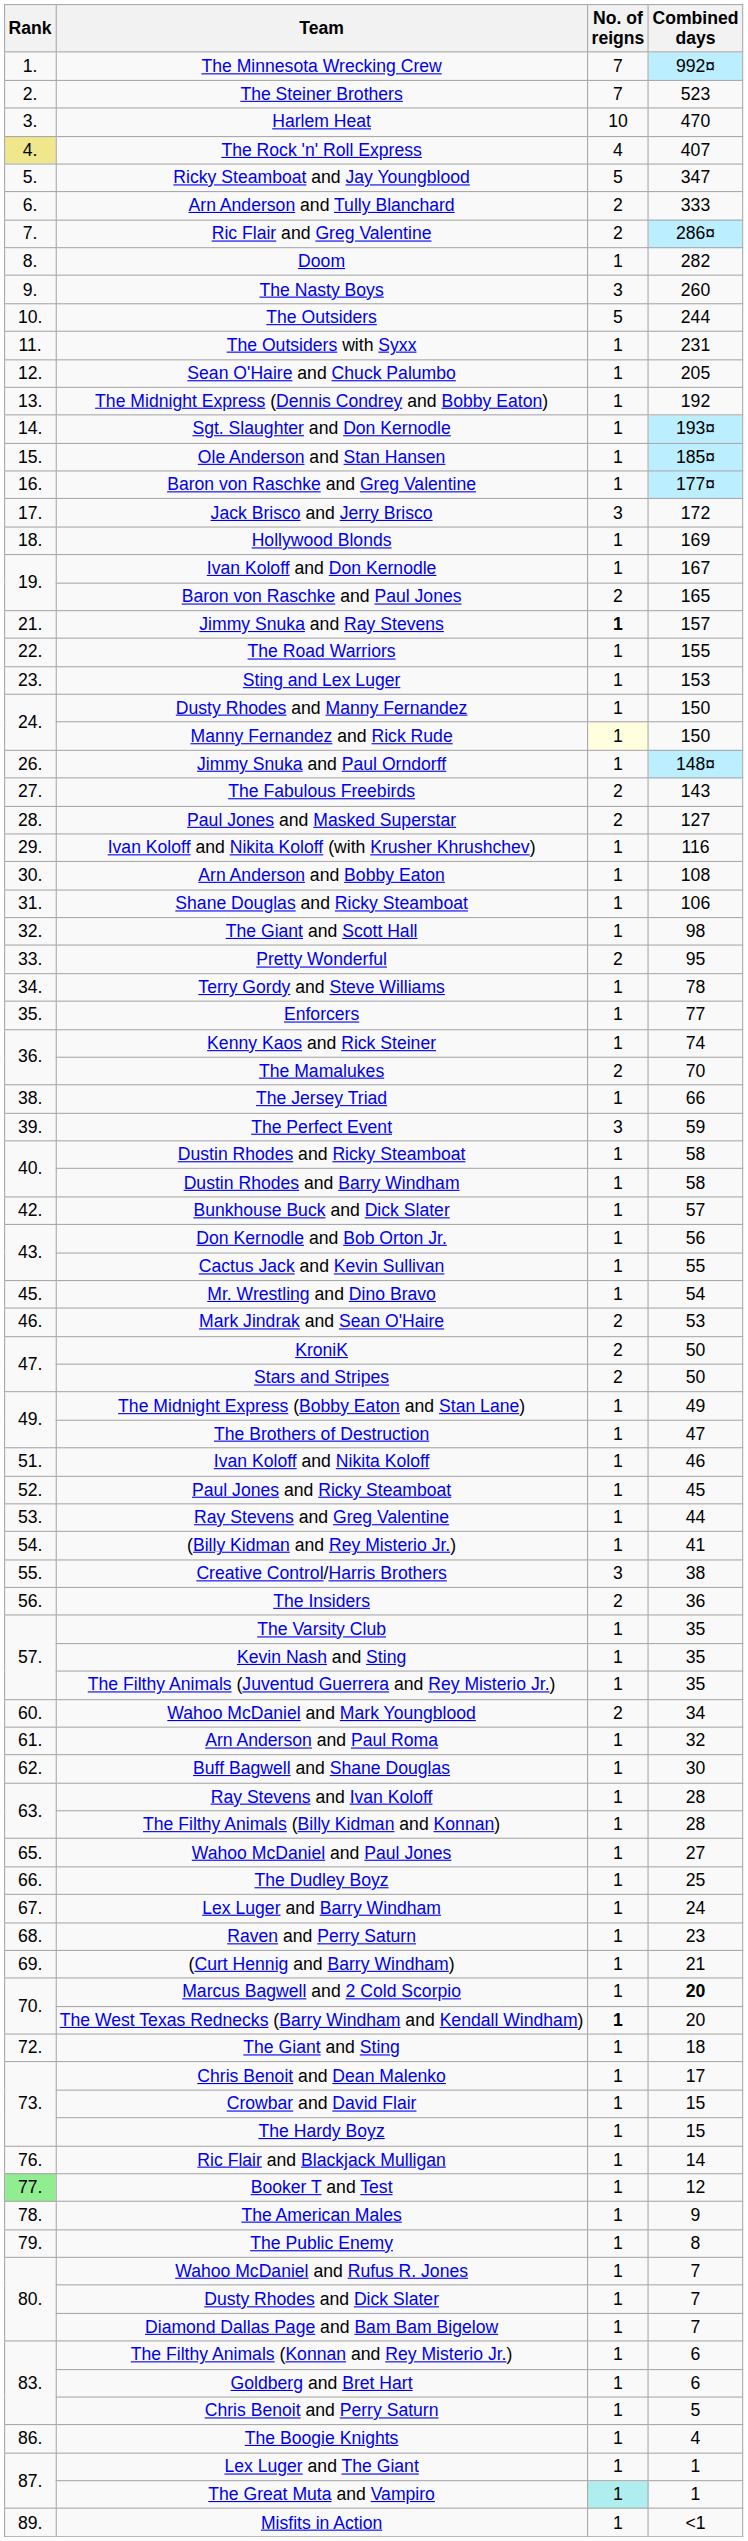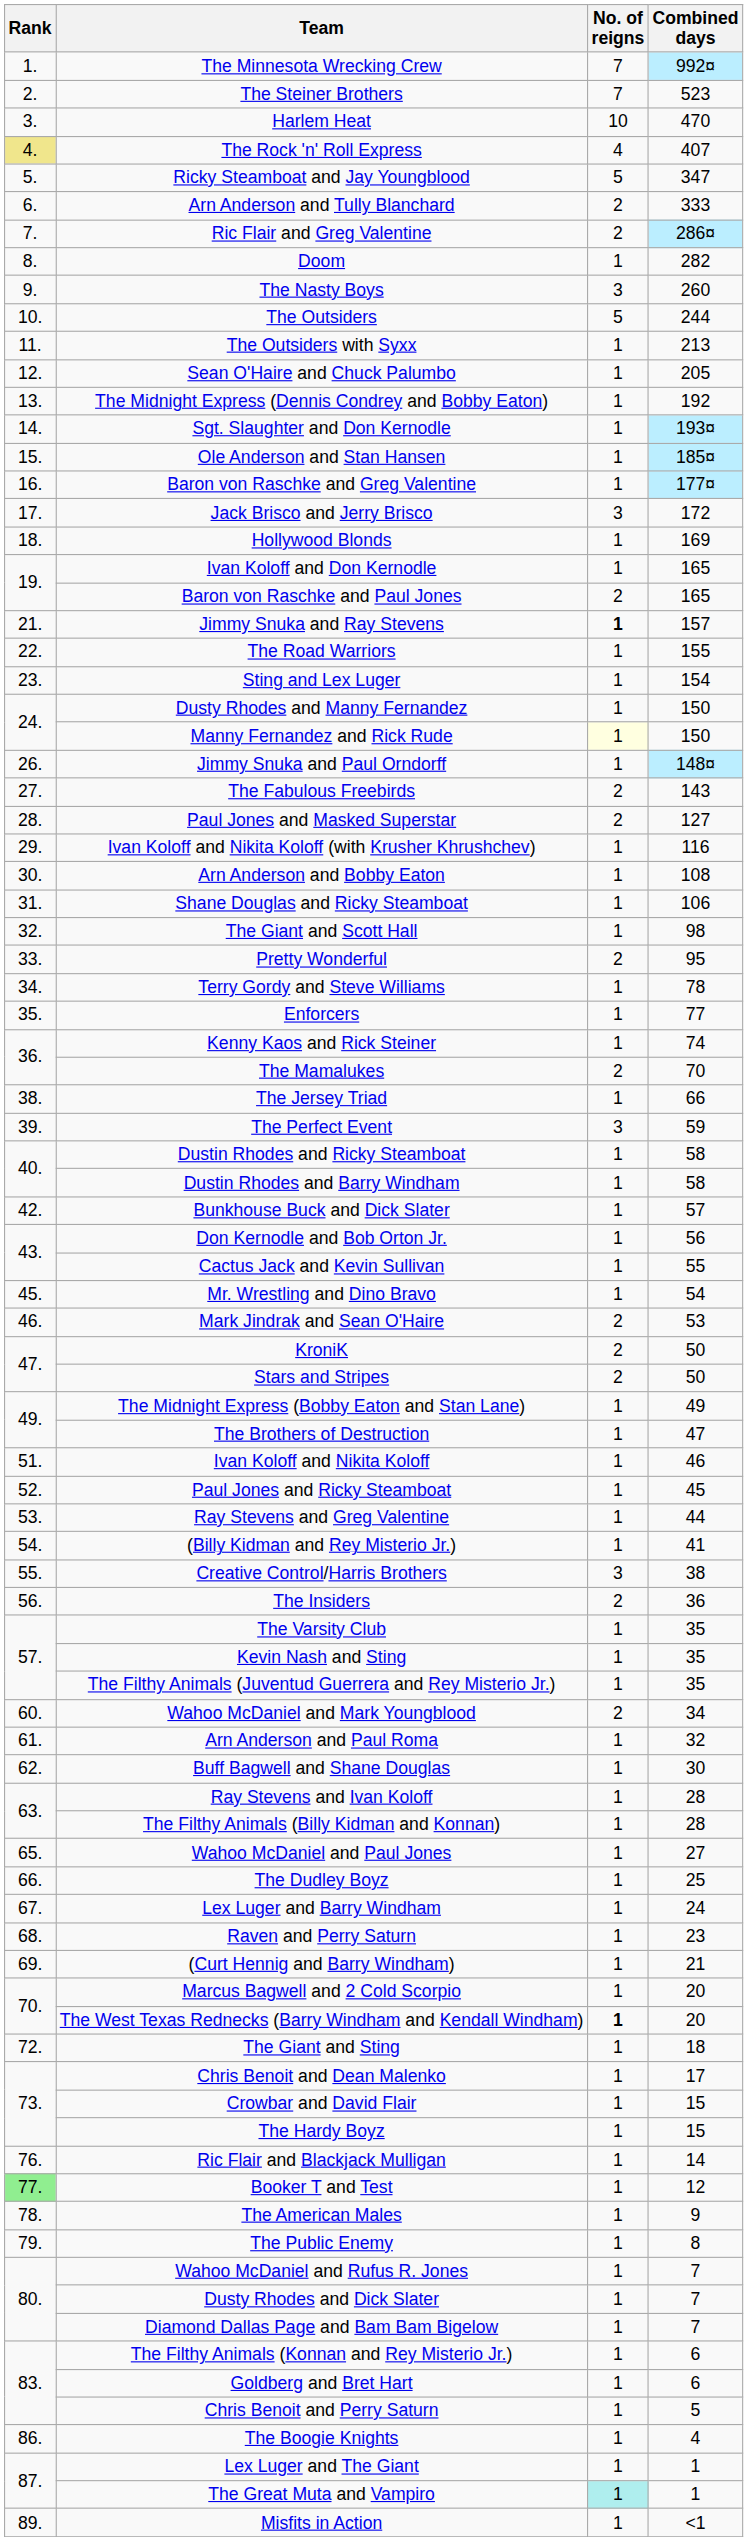(695, 345) 231 -> (695, 345) 213
(695, 568) 167 -> (695, 568) 165
(695, 680) 153 -> (695, 680) 154
(695, 1992) bold -> (695, 1992) normal
